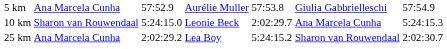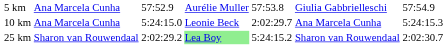(86, 22) Sharon van Rouwendaal -> (77, 22) Ana Marcela Cunha
(77, 37) Ana Marcela Cunha -> (86, 37) Sharon van Rouwendaal
(203, 37) no background -> (203, 37) lightgreen background
